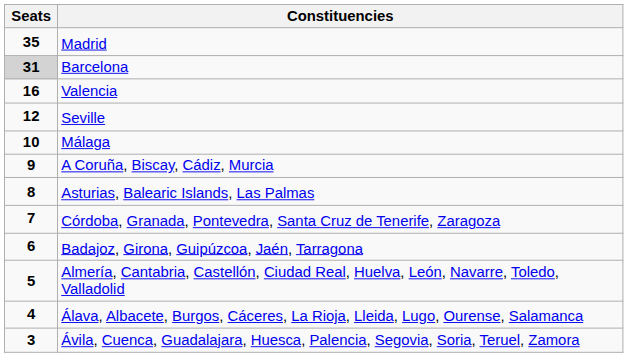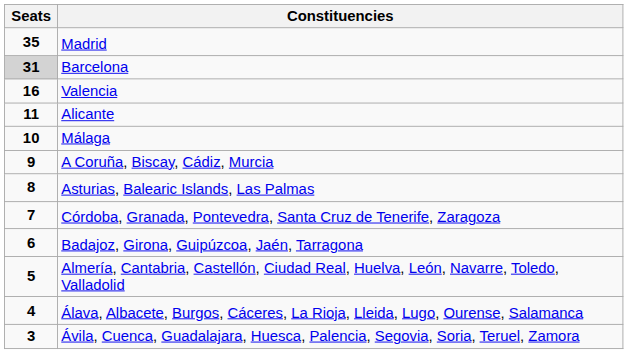- row: (83, 118)
+ row: (88, 114)
